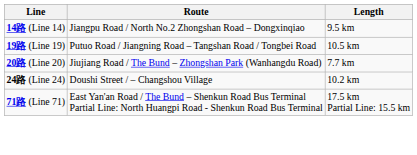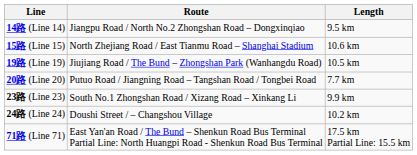+ row: (36, 45)
(193, 45) Putuo Road / Jiangning Road – Tangshan Road / Tongbei Road -> (196, 63) Jiujiang Road / The Bund – Zhongshan Park (Wanhangdu Road)
(196, 63) Jiujiang Road / The Bund – Zhongshan Park (Wanhangdu Road) -> (193, 80) Putuo Road / Jiangning Road – Tangshan Road / Tongbei Road
+ row: (36, 97)
